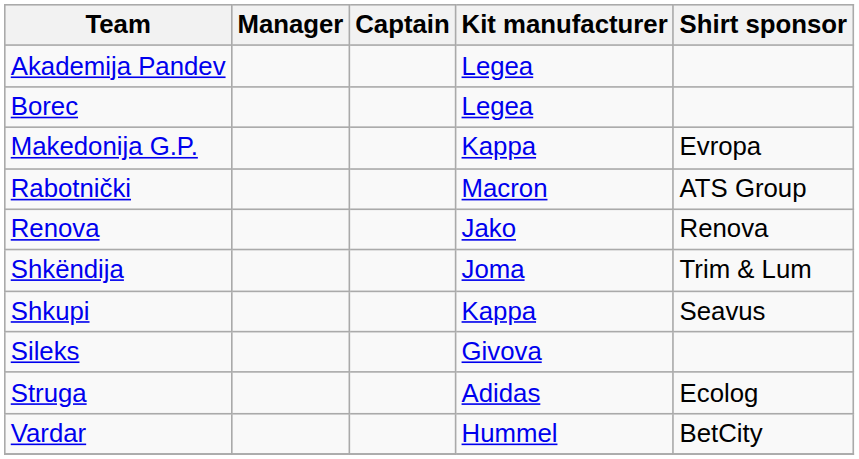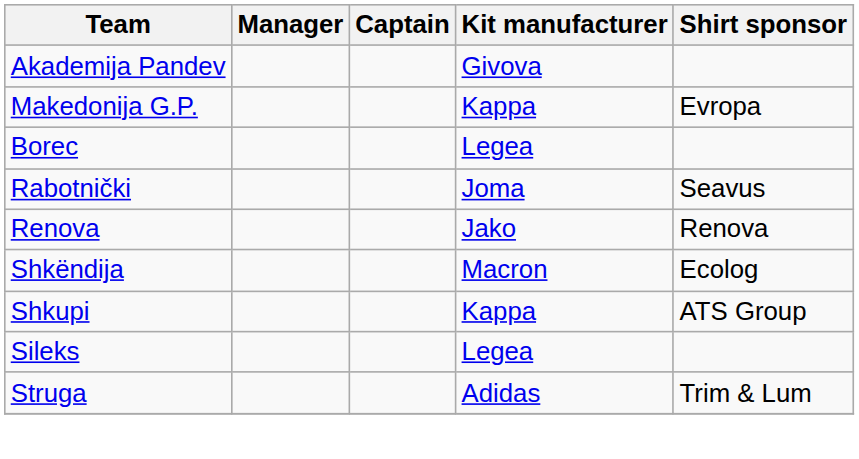(497, 65) Legea -> (502, 65) Givova
rows swapped: (44, 106) <-> (104, 147)
(505, 188) Macron -> (493, 188) Joma
(743, 188) ATS Group -> (723, 188) Seavus
(493, 270) Joma -> (505, 270) Macron
(746, 270) Trim & Lum -> (719, 270) Ecolog
(723, 310) Seavus -> (743, 310) ATS Group
(502, 351) Givova -> (497, 351) Legea
(719, 392) Ecolog -> (746, 392) Trim & Lum
- row: (48, 433)
